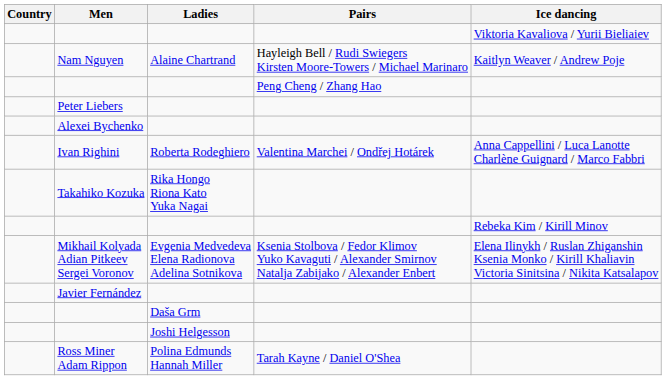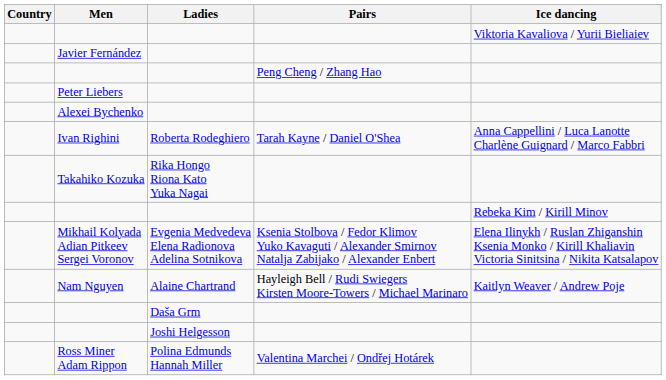rows swapped: (90, 60) <-> (99, 292)
(345, 152) Valentina Marchei / Ondřej Hotárek -> (329, 138) Tarah Kayne / Daniel O'Shea
(329, 358) Tarah Kayne / Daniel O'Shea -> (345, 358) Valentina Marchei / Ondřej Hotárek
